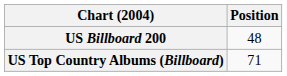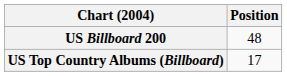(254, 60) 71 -> (254, 60) 17
